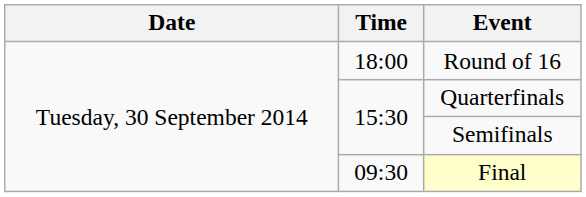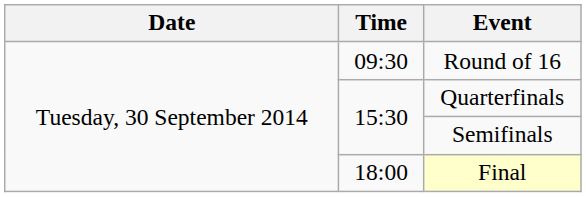(381, 60) 18:00 -> (381, 60) 09:30
(381, 172) 09:30 -> (381, 172) 18:00
